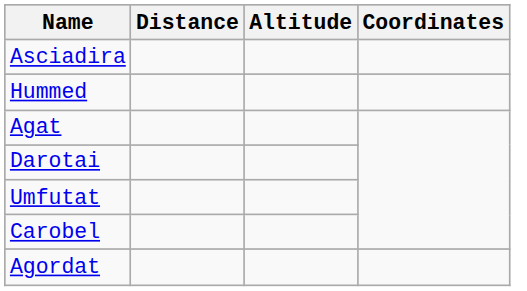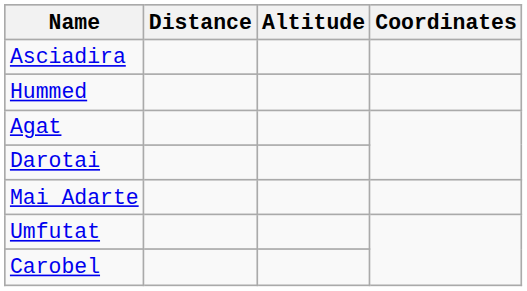+ row: (74, 197)
- row: (55, 267)
